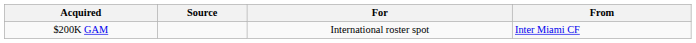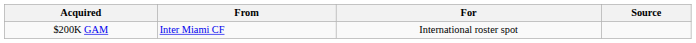columns swapped: (602, 13) <-> (202, 13)
